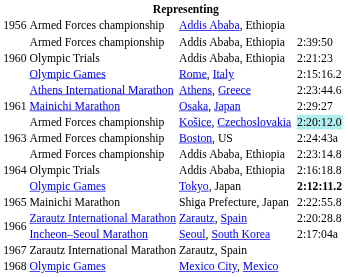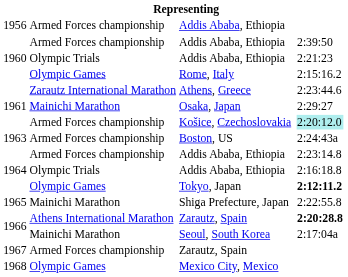(101, 90) Athens International Marathon -> (103, 90) Zarautz International Marathon
(103, 218) Zarautz International Marathon -> (101, 218) Athens International Marathon
(319, 218) normal -> (320, 218) bold
(89, 234) Incheon–Seoul Marathon -> (75, 234) Mainichi Marathon
(103, 250) Zarautz International Marathon -> (97, 250) Armed Forces championship
